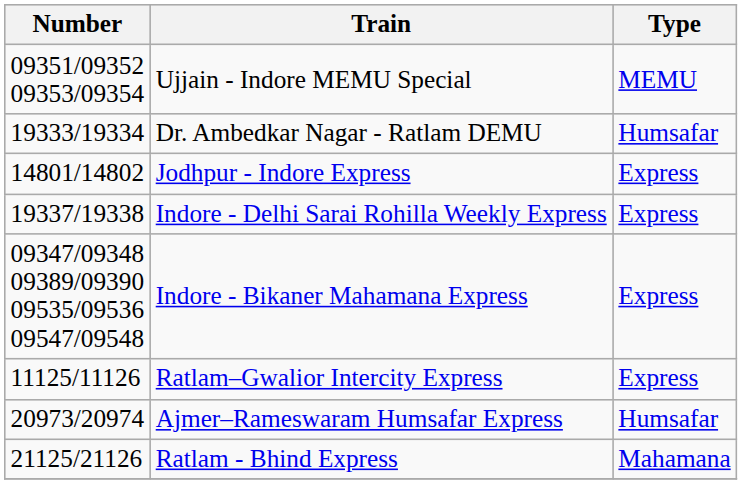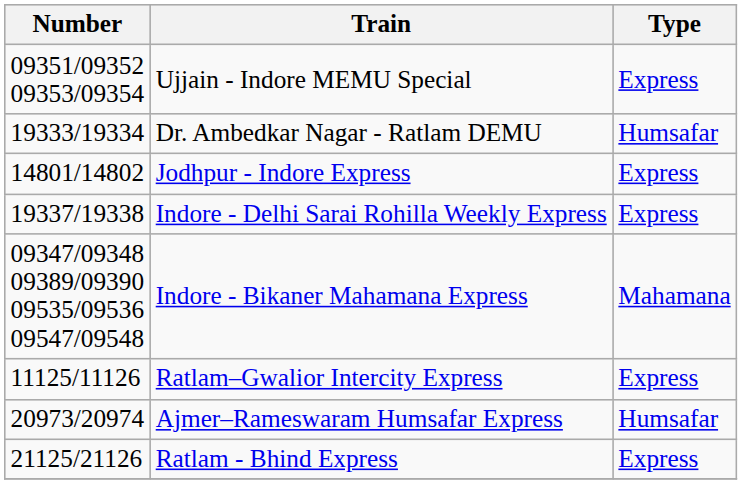(658, 78) MEMU -> (658, 78) Express
(658, 296) Express -> (675, 296) Mahamana
(675, 459) Mahamana -> (658, 459) Express
